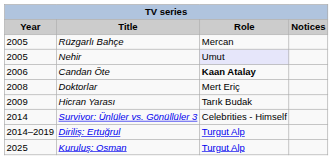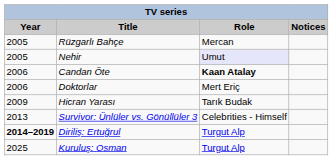(17, 87) 2008 -> (17, 87) 2006
(17, 117) 2014 -> (17, 117) 2013
(30, 132) normal -> (30, 132) bold
